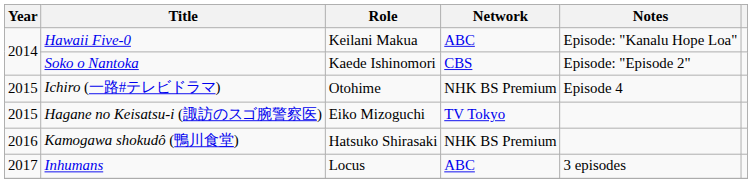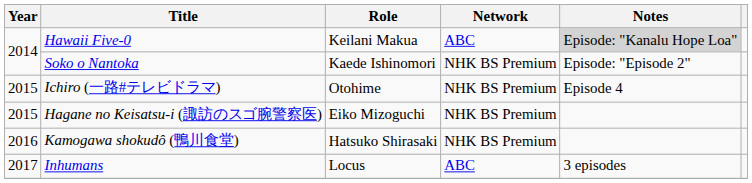(650, 39) no background -> (650, 39) lightgrey background
(458, 63) CBS -> (500, 63) NHK BS Premium
(475, 114) TV Tokyo -> (500, 114) NHK BS Premium
